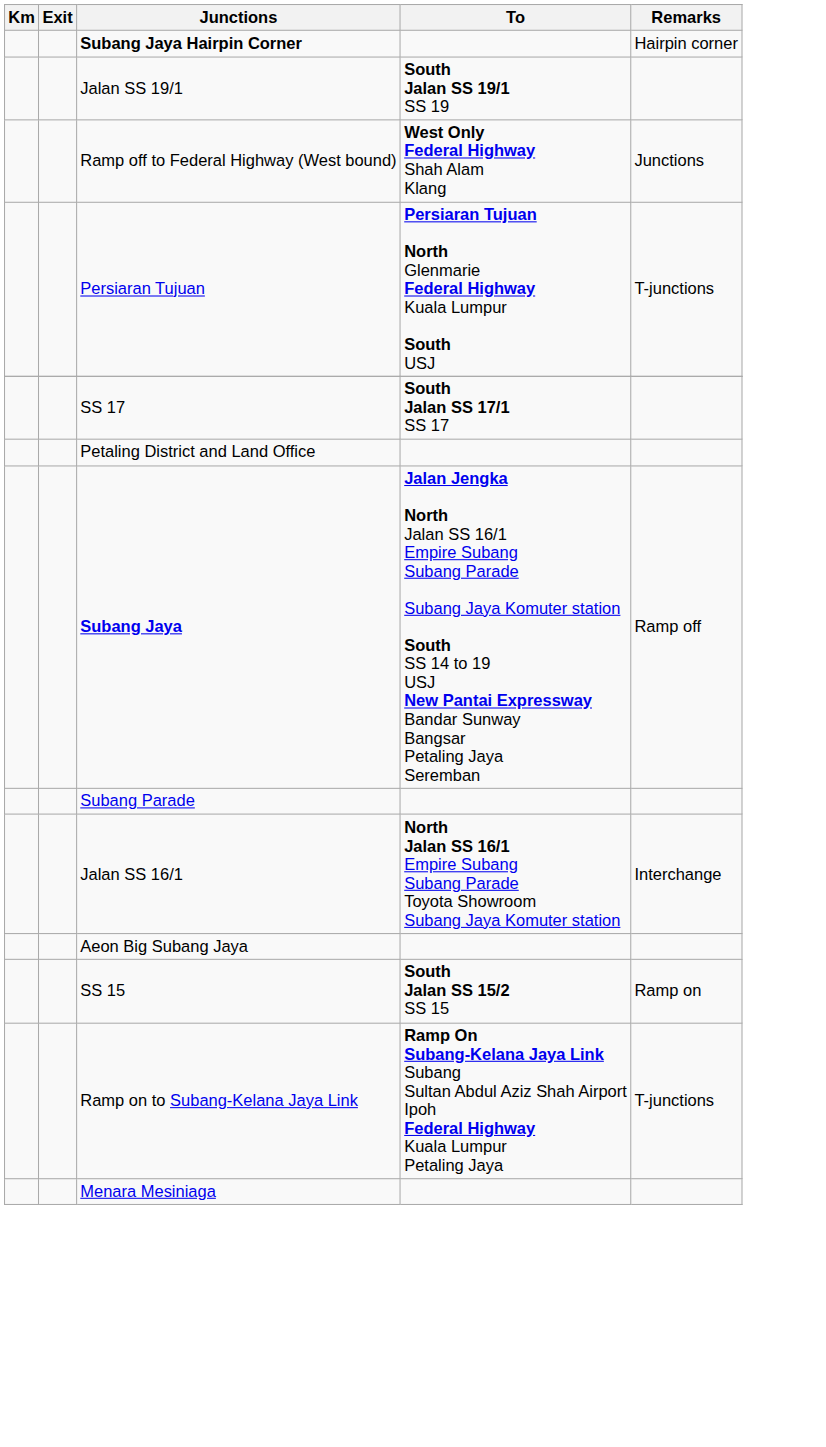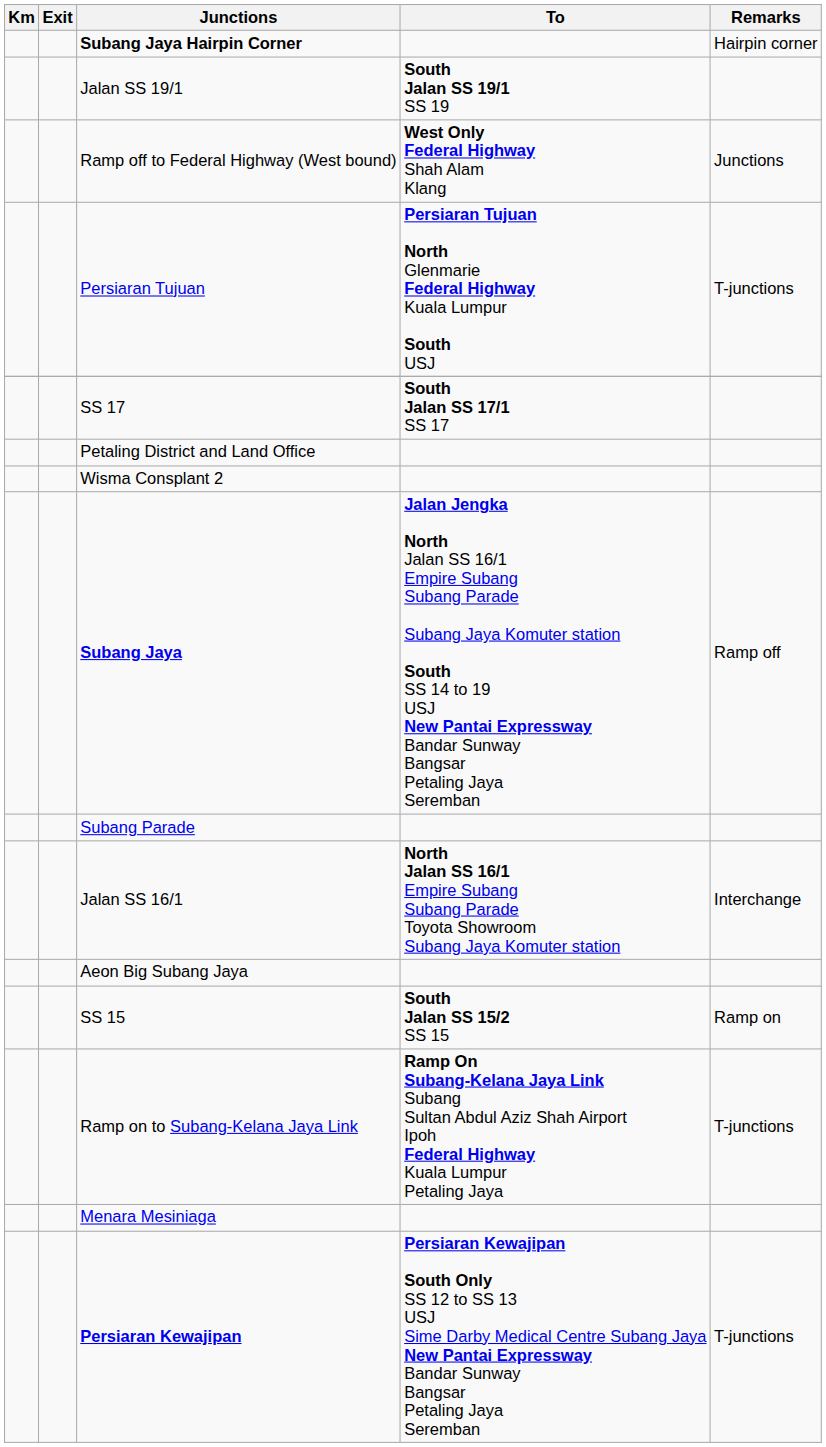+ row: (152, 478)
+ row: (161, 1336)
